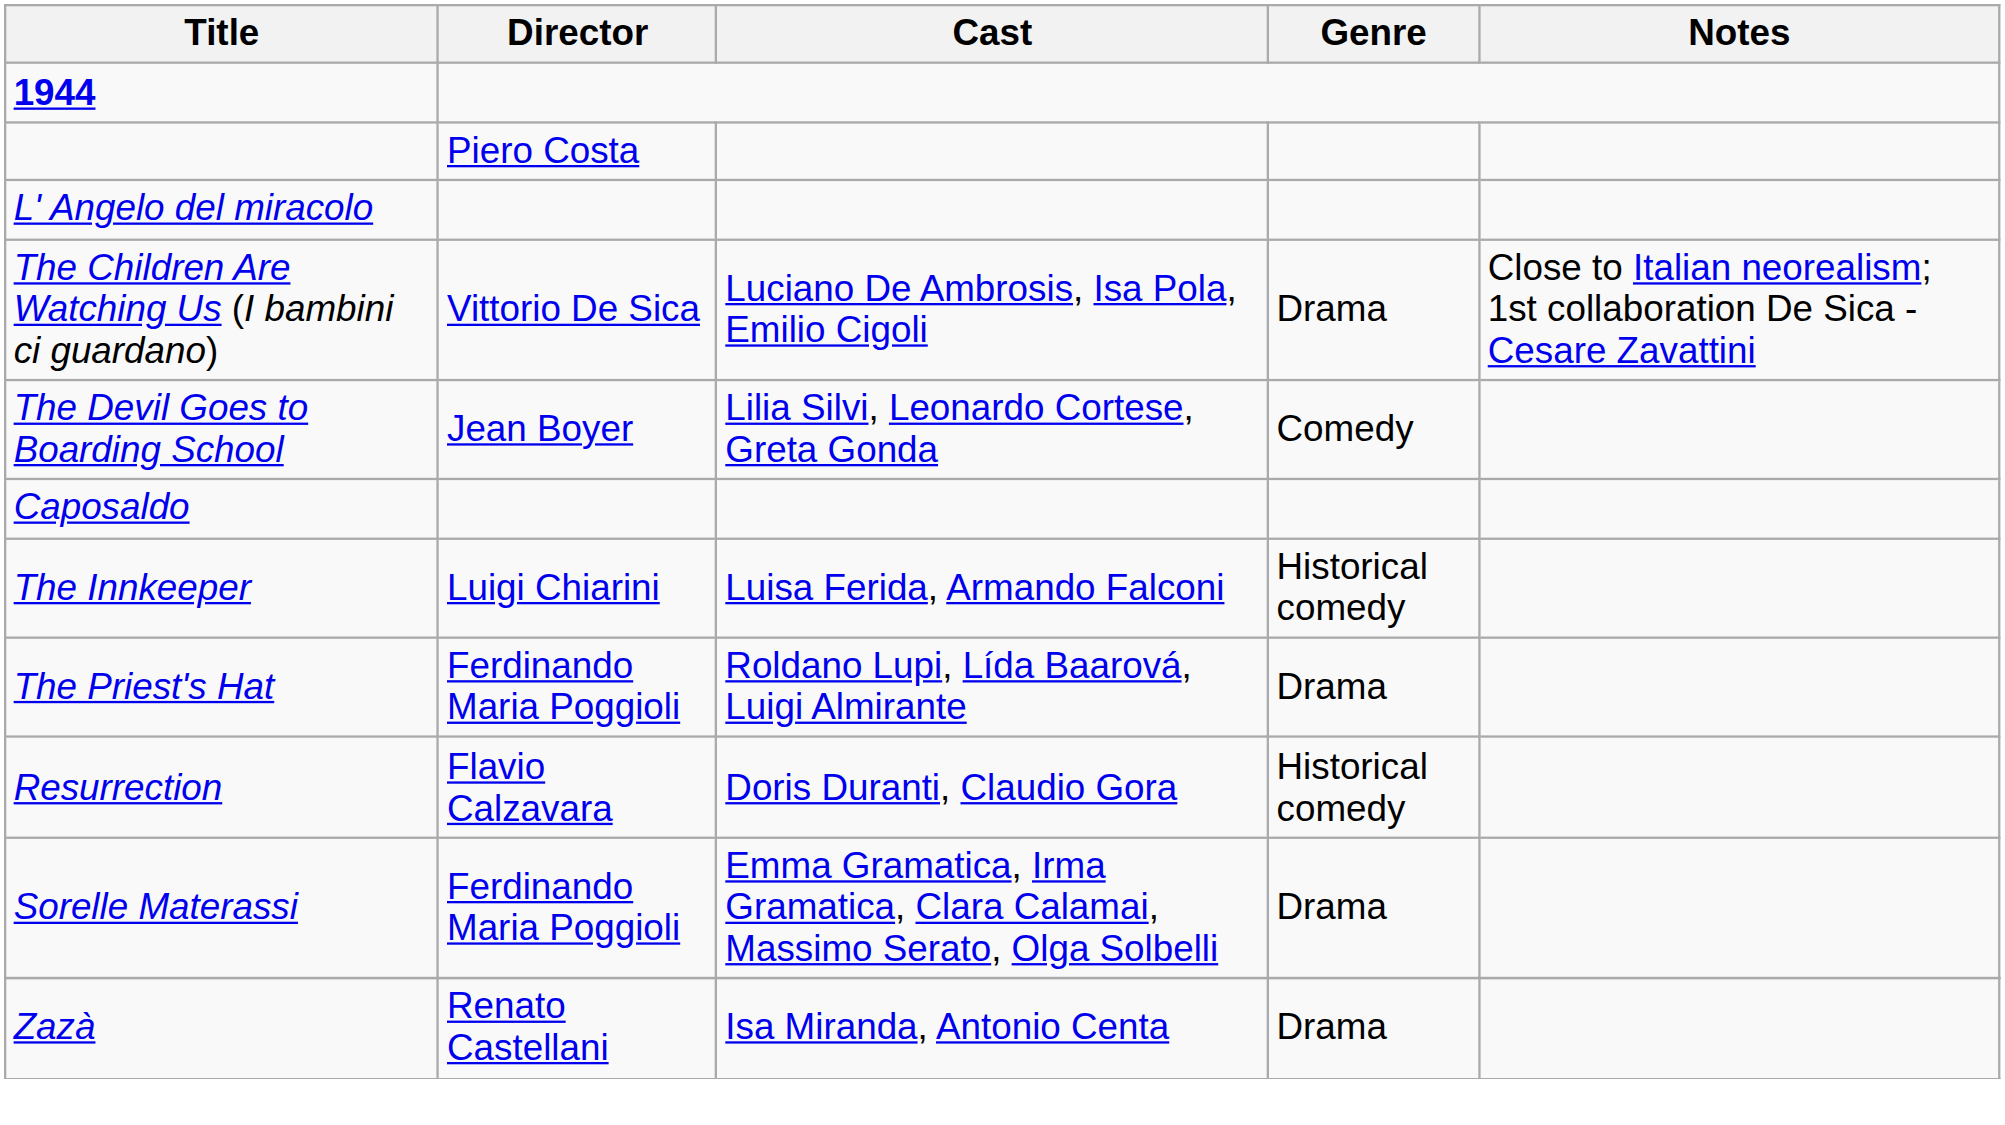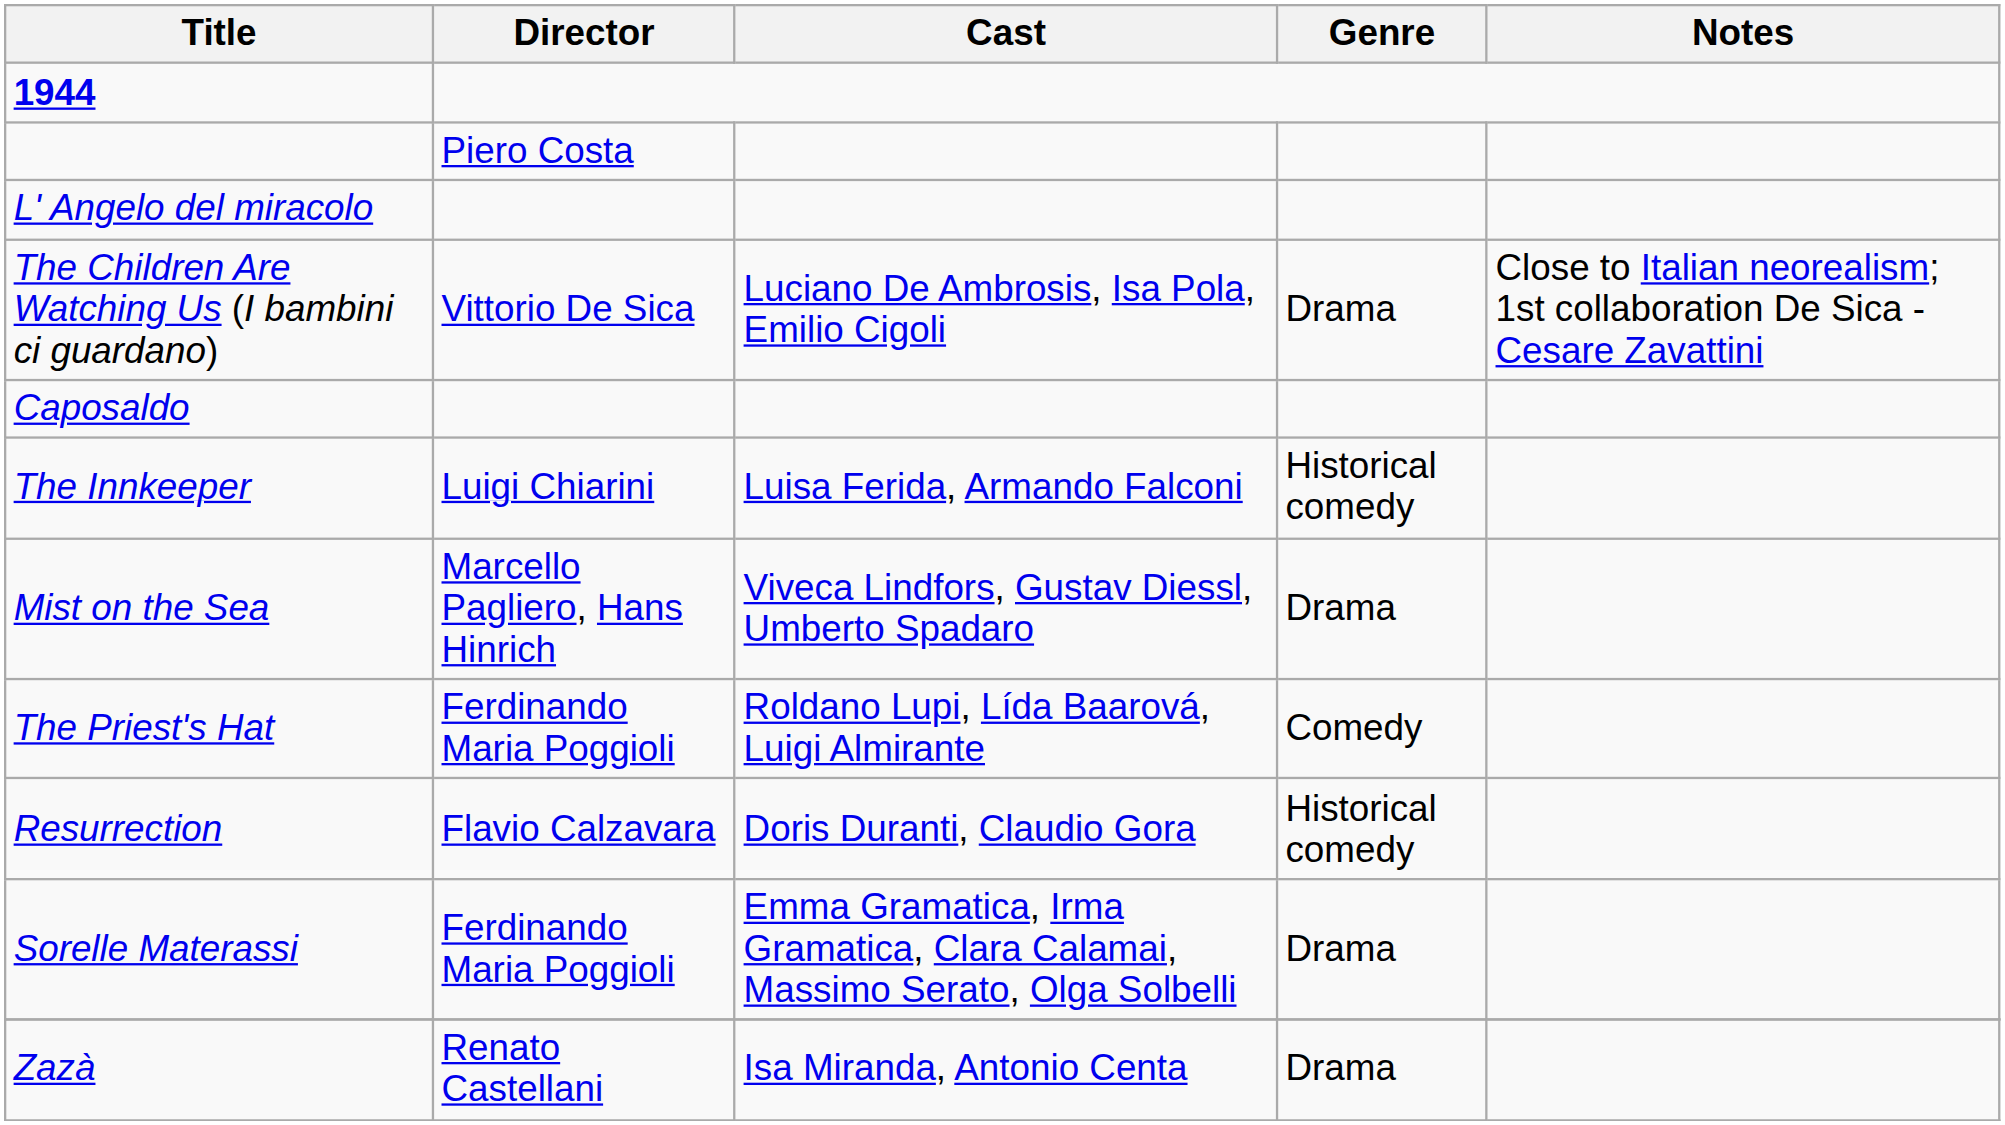- row: (161, 428)
+ row: (141, 607)
(1332, 686) Drama -> (1354, 728) Comedy
